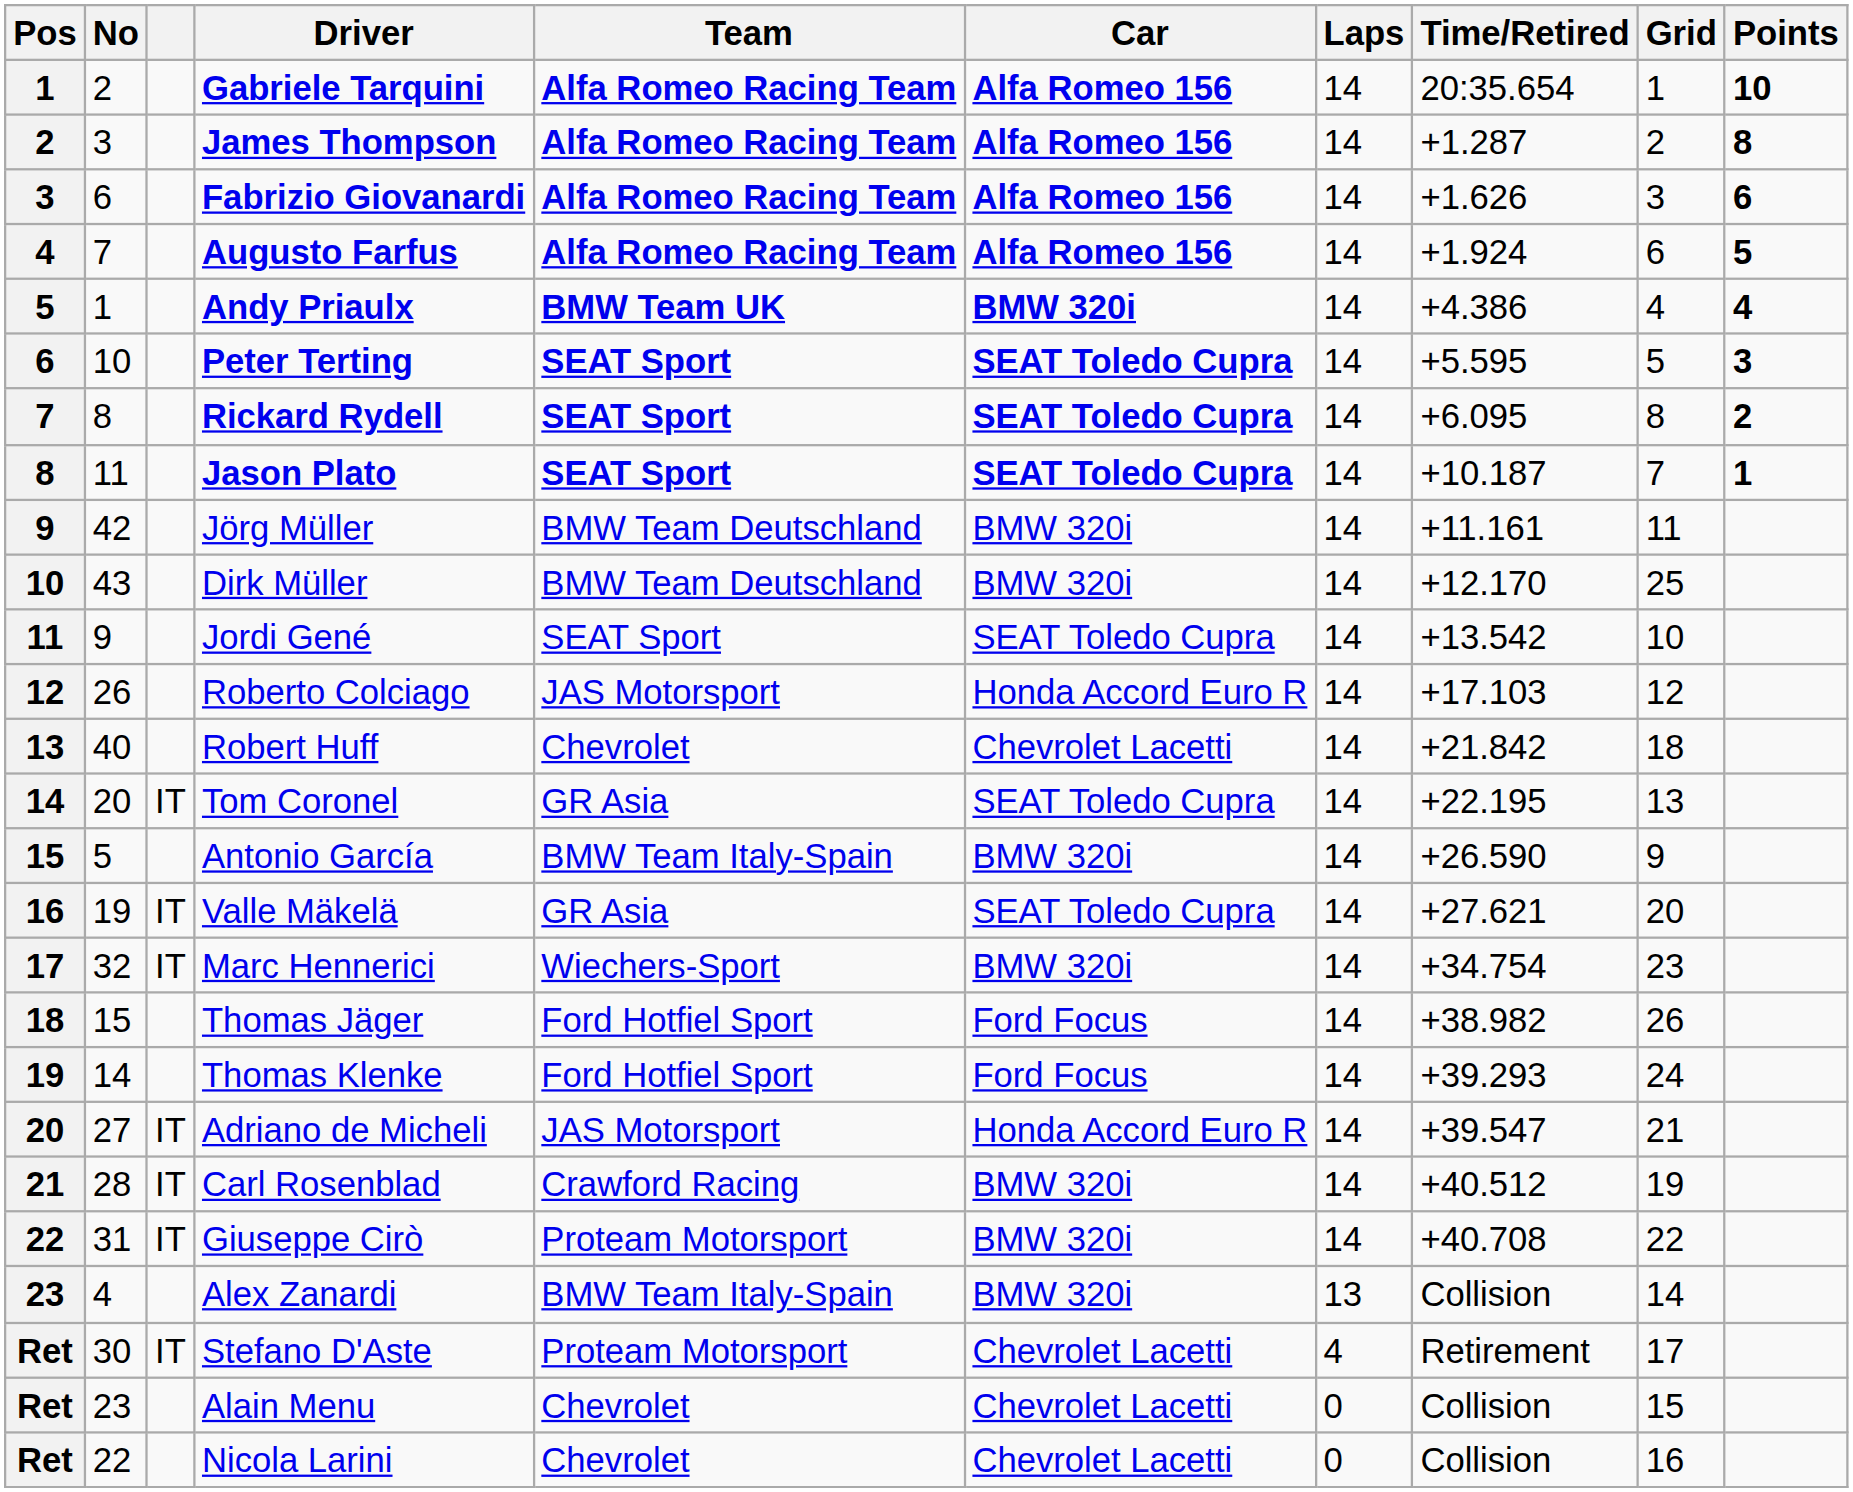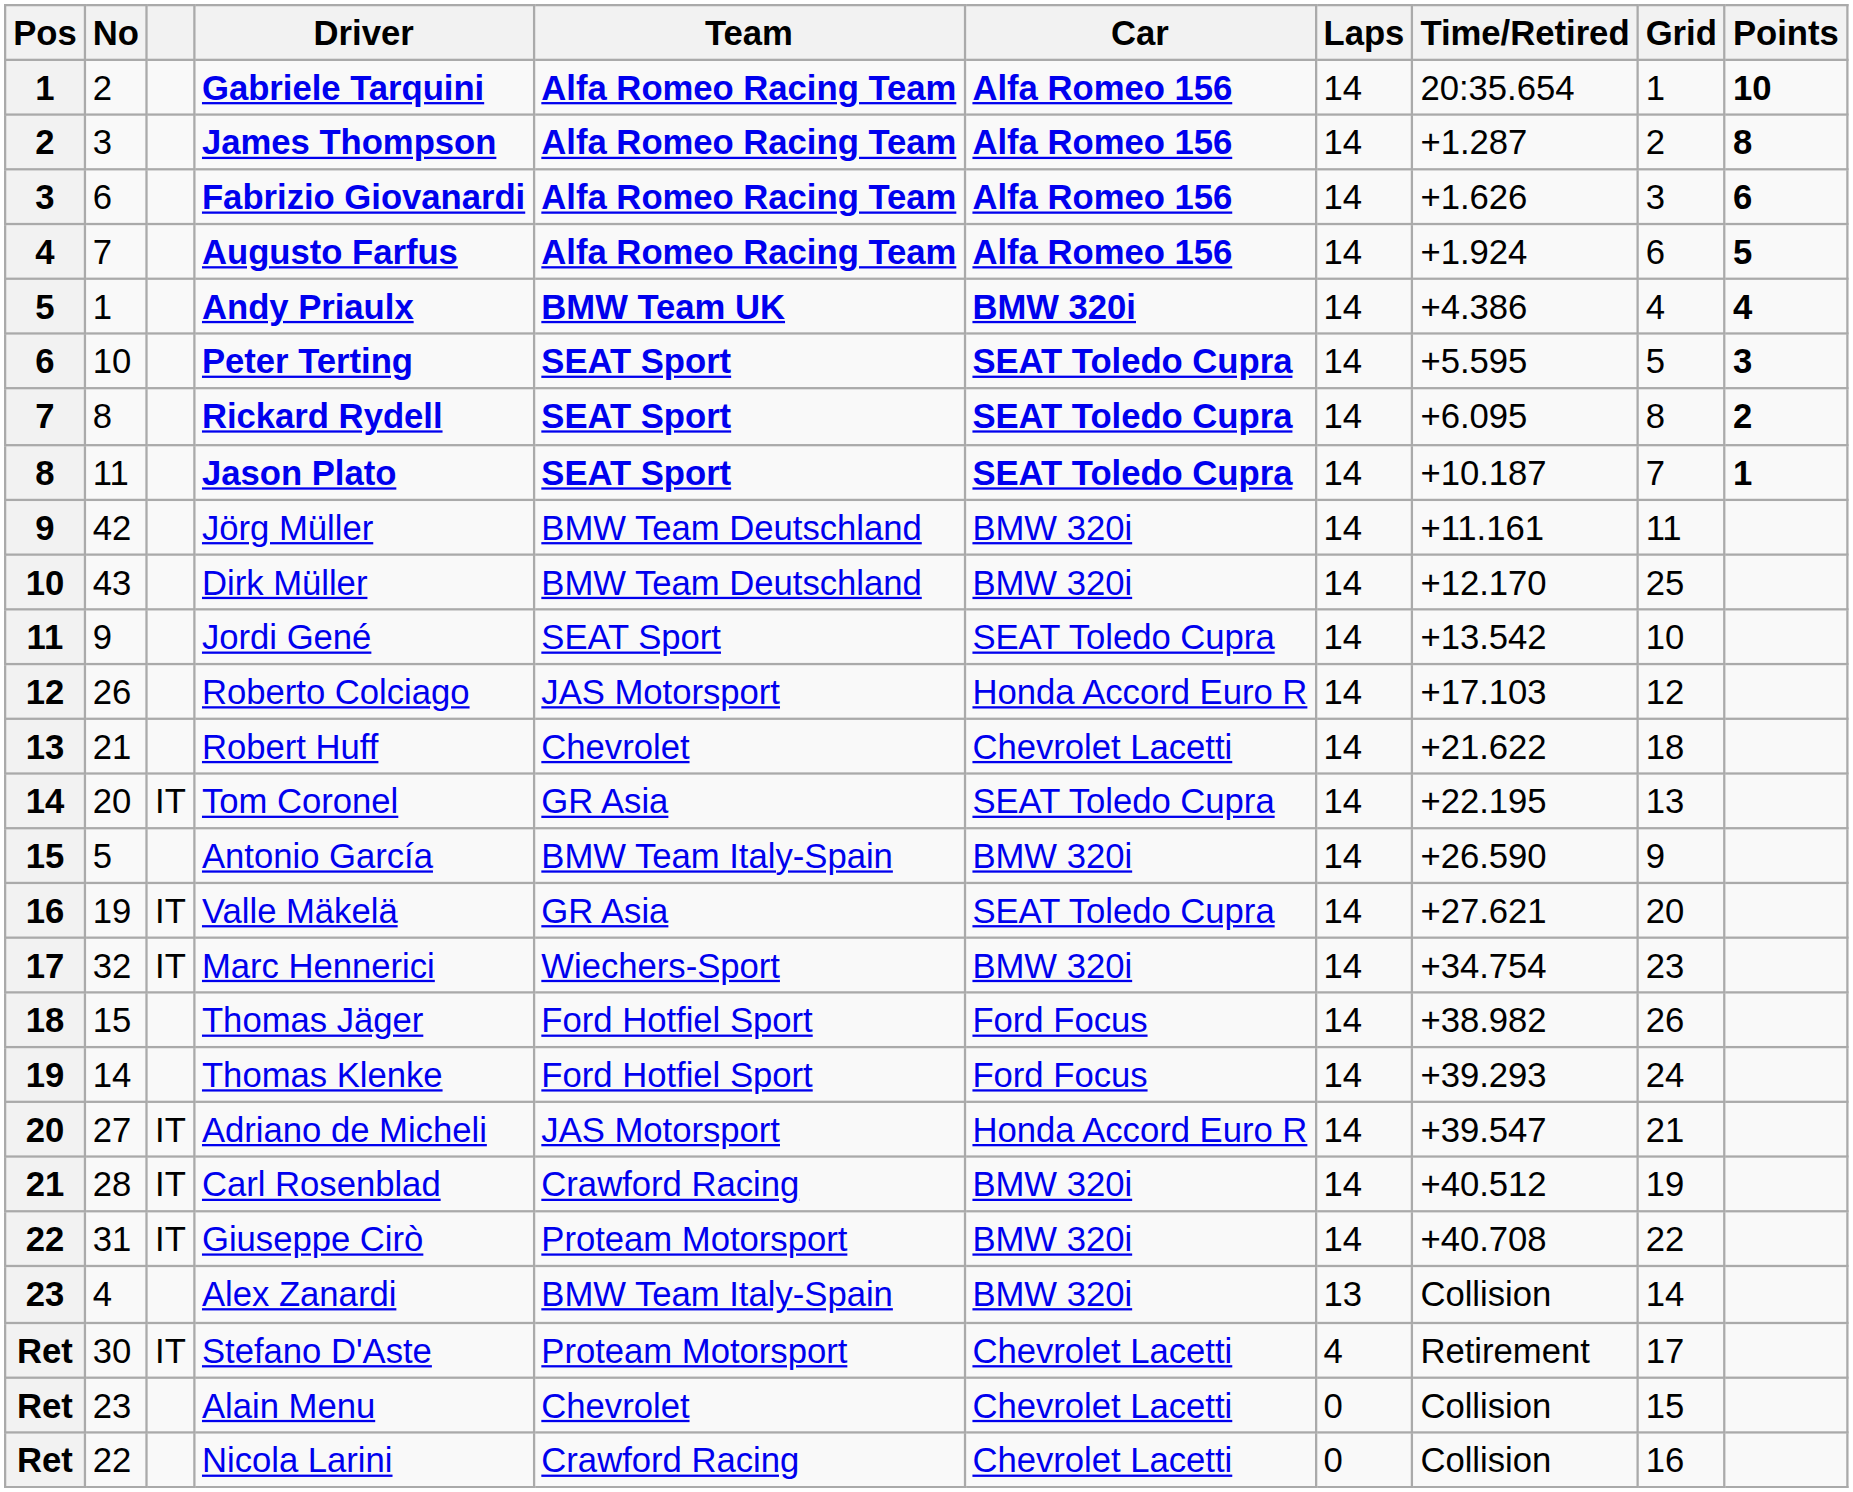(112, 746) 40 -> (112, 746) 21
(1483, 746) +21.842 -> (1483, 746) +21.622
(615, 1459) Chevrolet -> (670, 1459) Crawford Racing
